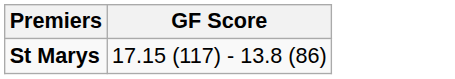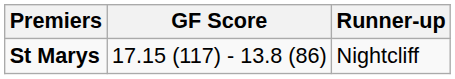+ column: (391, 21)
